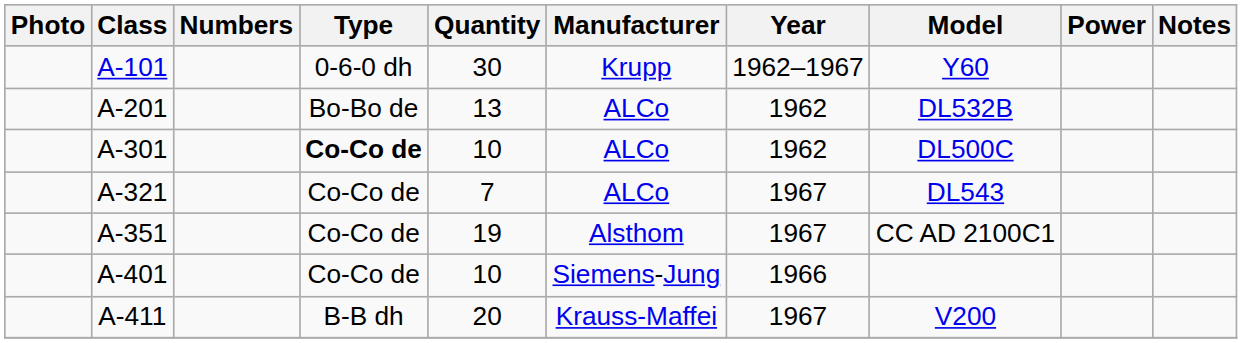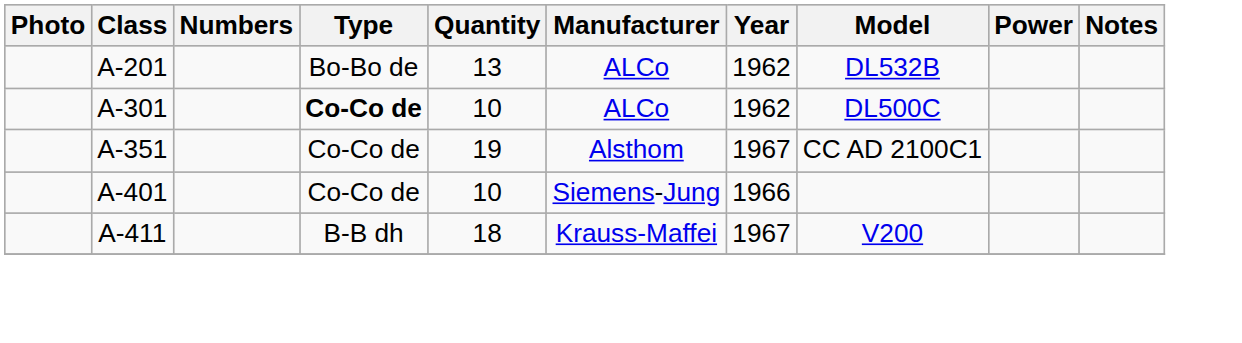- row: (132, 66)
- row: (132, 191)
(487, 316) 20 -> (487, 233) 18
